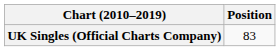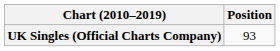(250, 35) 83 -> (250, 35) 93
